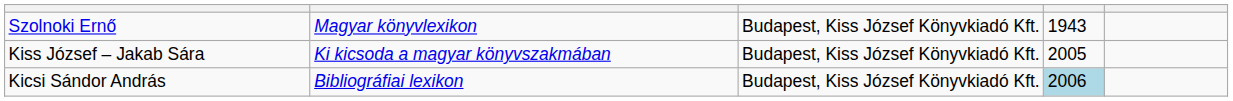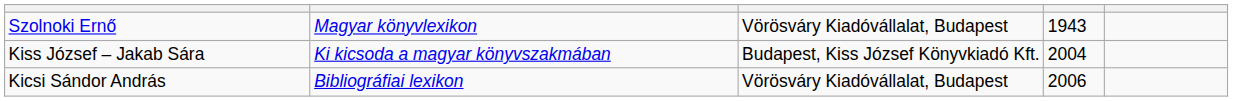(891, 26) Budapest, Kiss József Könyvkiadó Kft. -> (875, 26) Vörösváry Kiadóvállalat, Budapest
(1067, 54) 2005 -> (1067, 54) 2004
(891, 81) Budapest, Kiss József Könyvkiadó Kft. -> (875, 81) Vörösváry Kiadóvállalat, Budapest
(1067, 81) lightblue background -> (1067, 81) no background
